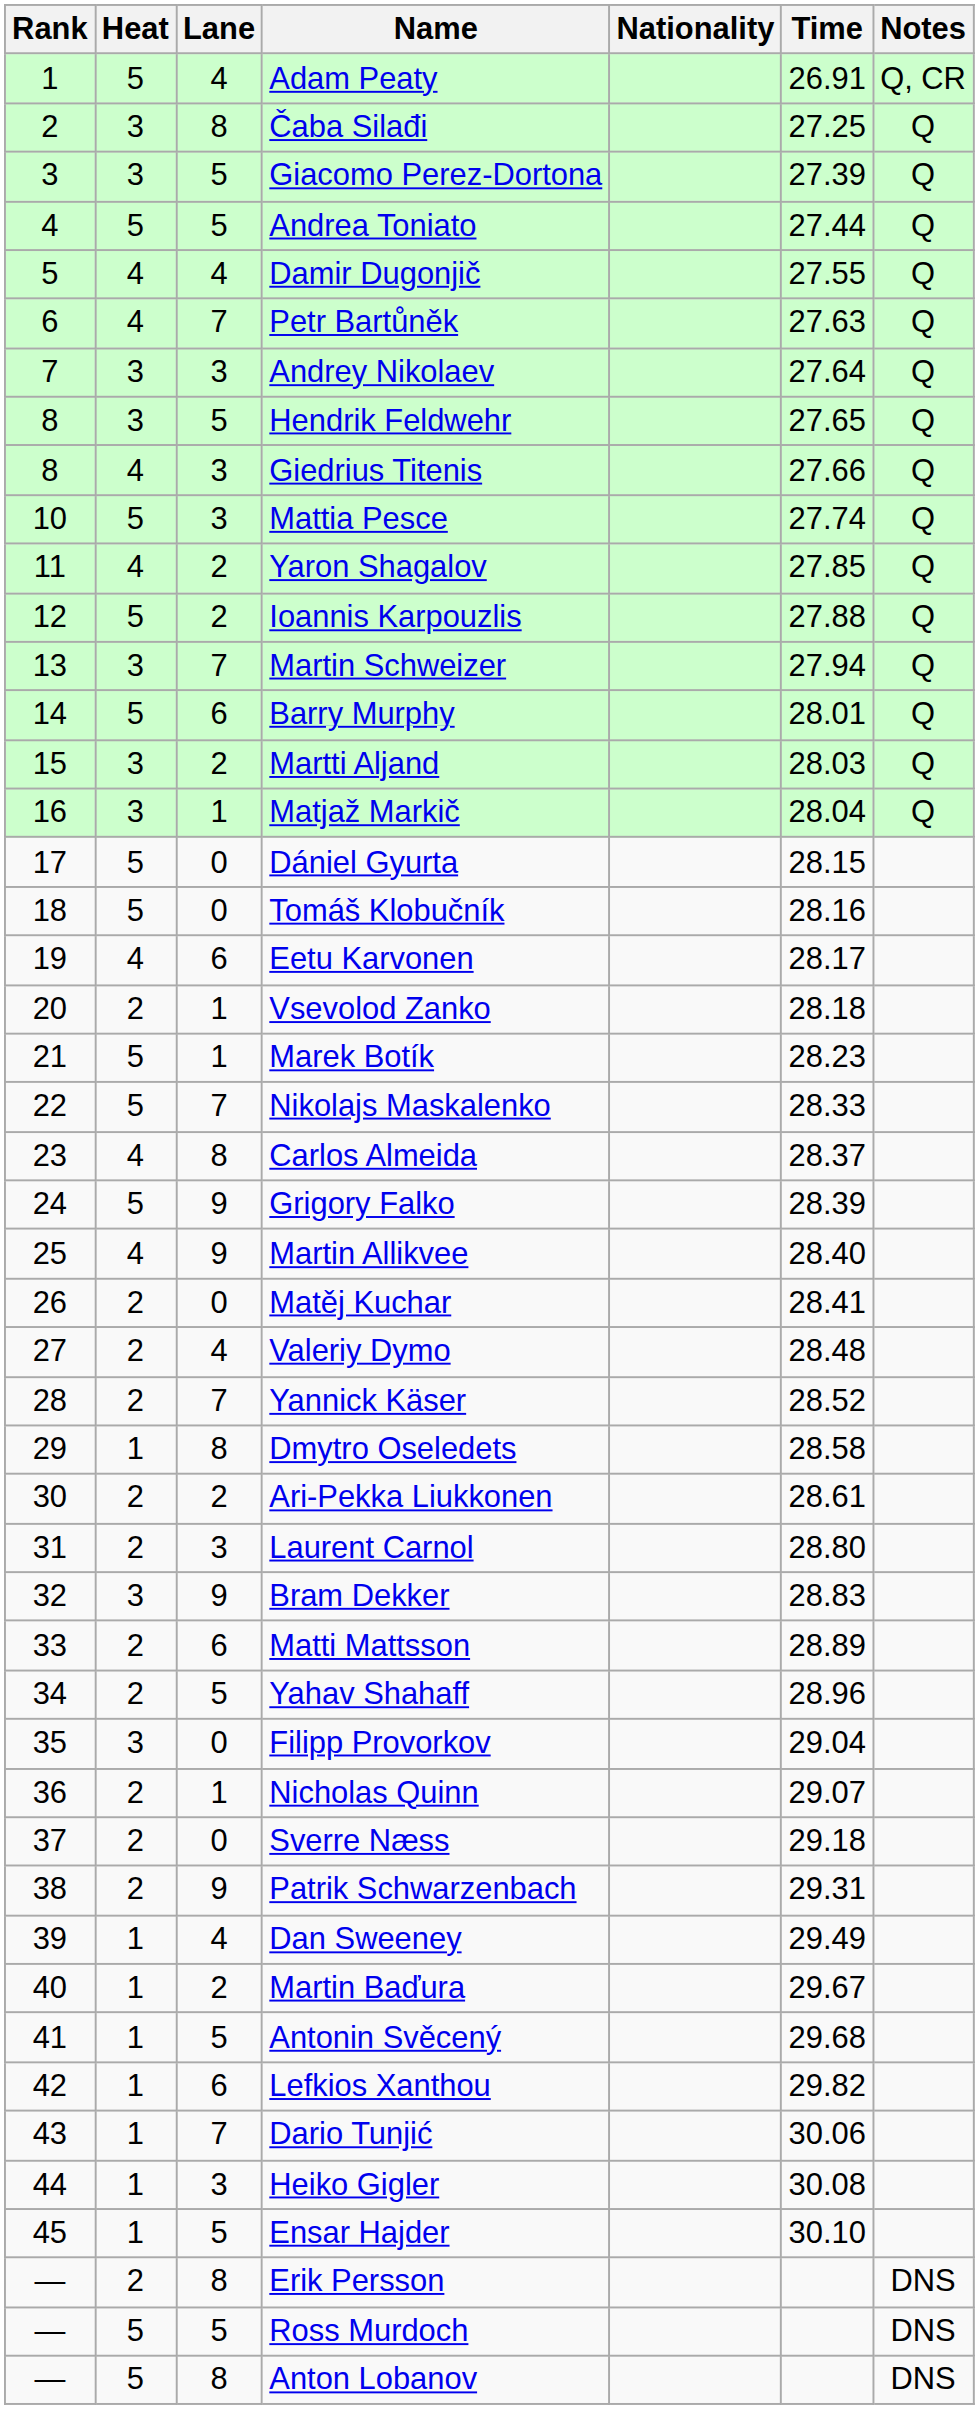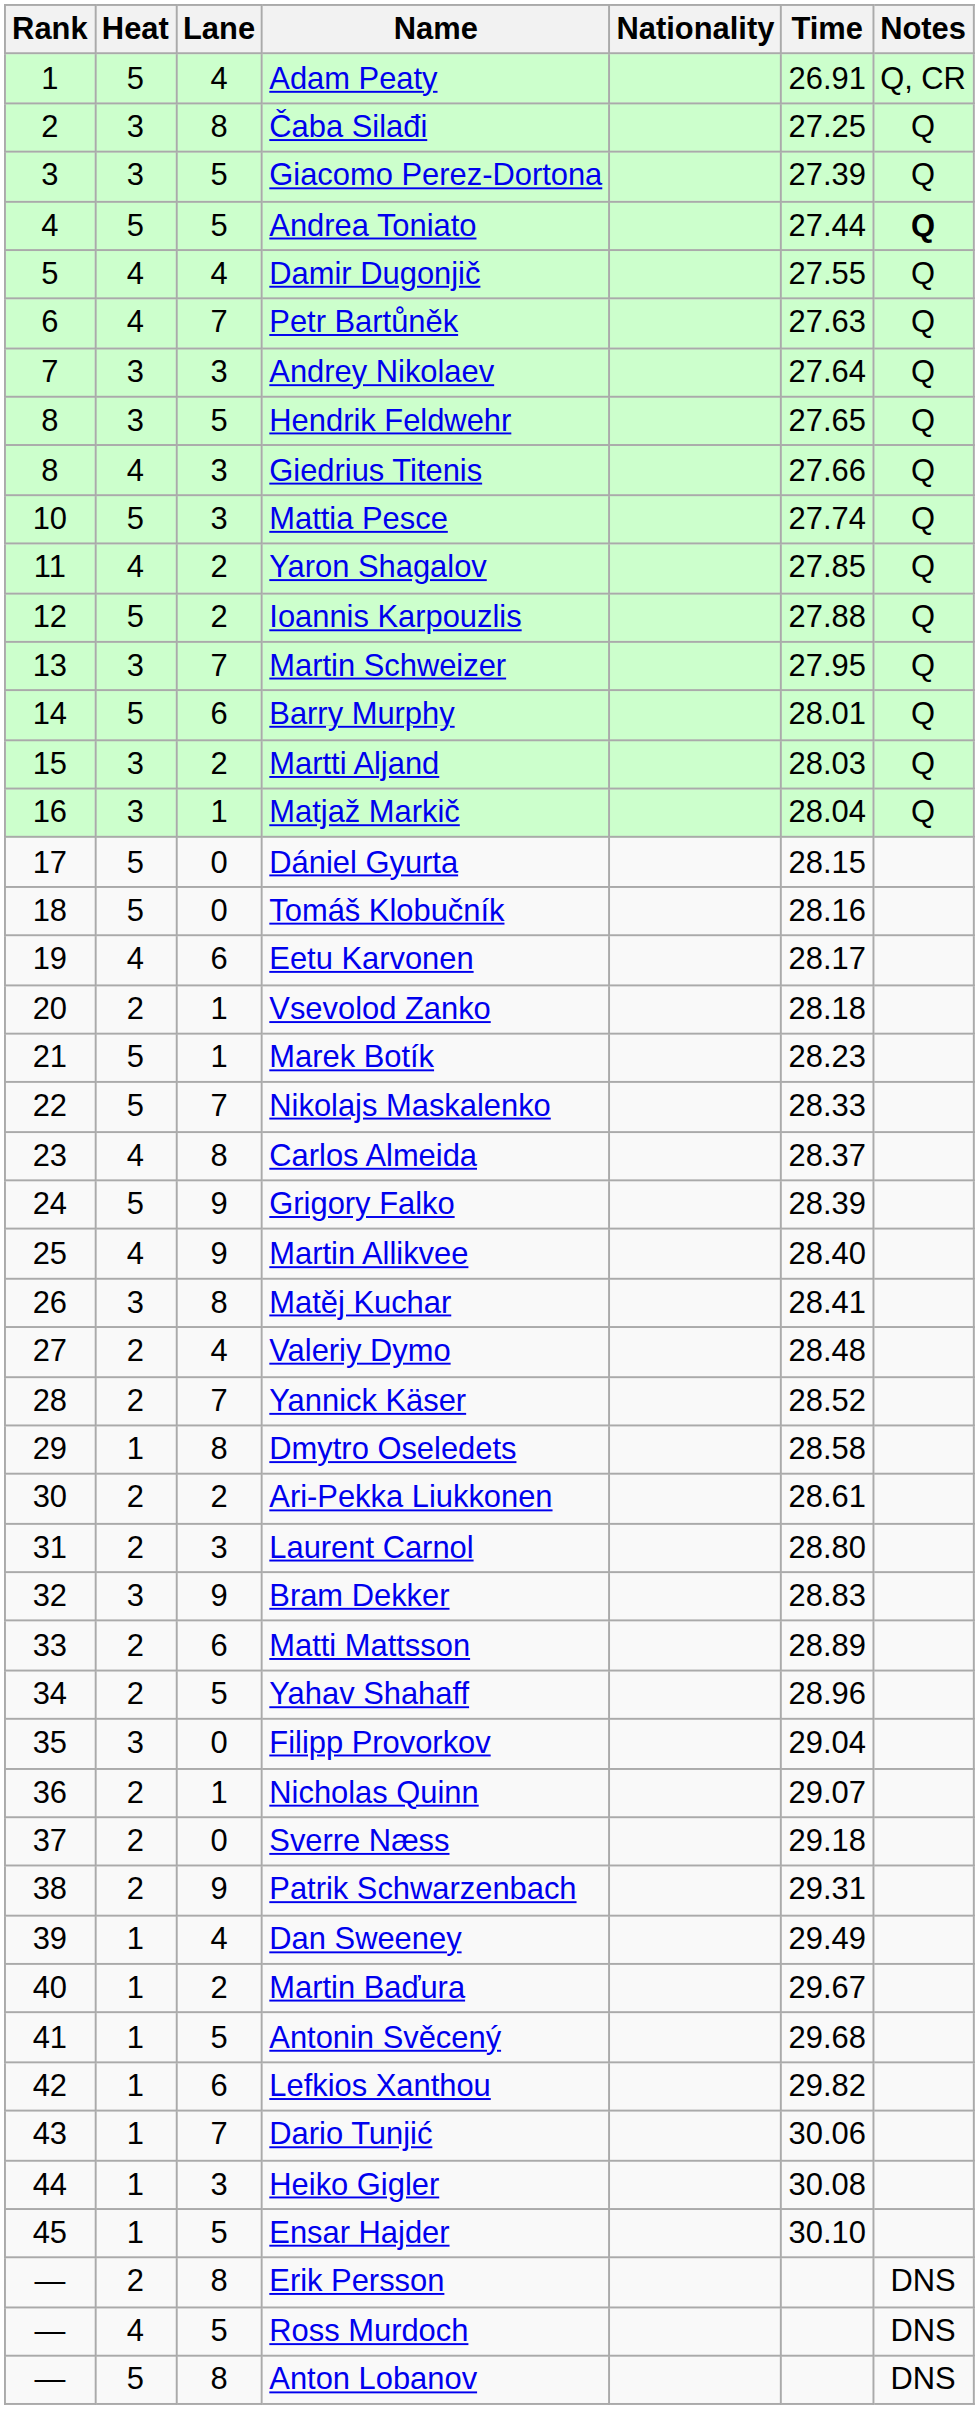(923, 224) normal -> (923, 224) bold
(827, 665) 27.94 -> (827, 665) 27.95
(135, 1302) 2 -> (135, 1302) 3
(219, 1302) 0 -> (219, 1302) 8
(135, 2330) 5 -> (135, 2330) 4
